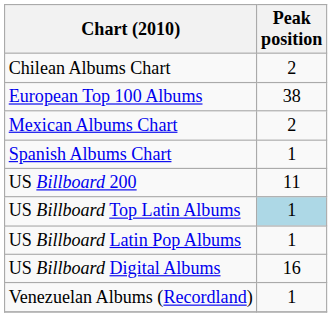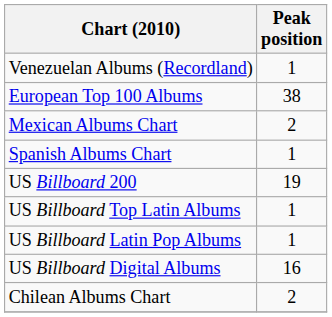rows swapped: (90, 67) <-> (131, 297)
(292, 182) 11 -> (292, 182) 19
(292, 211) lightblue background -> (292, 211) no background
